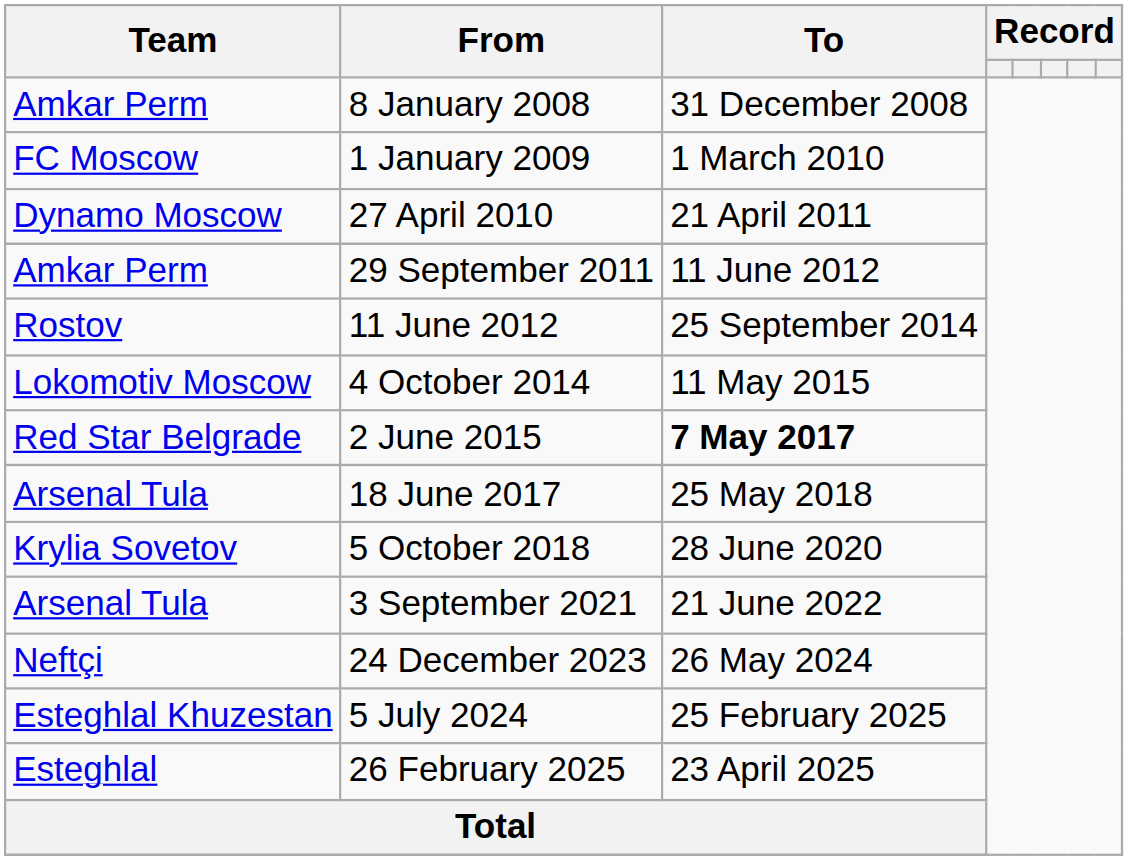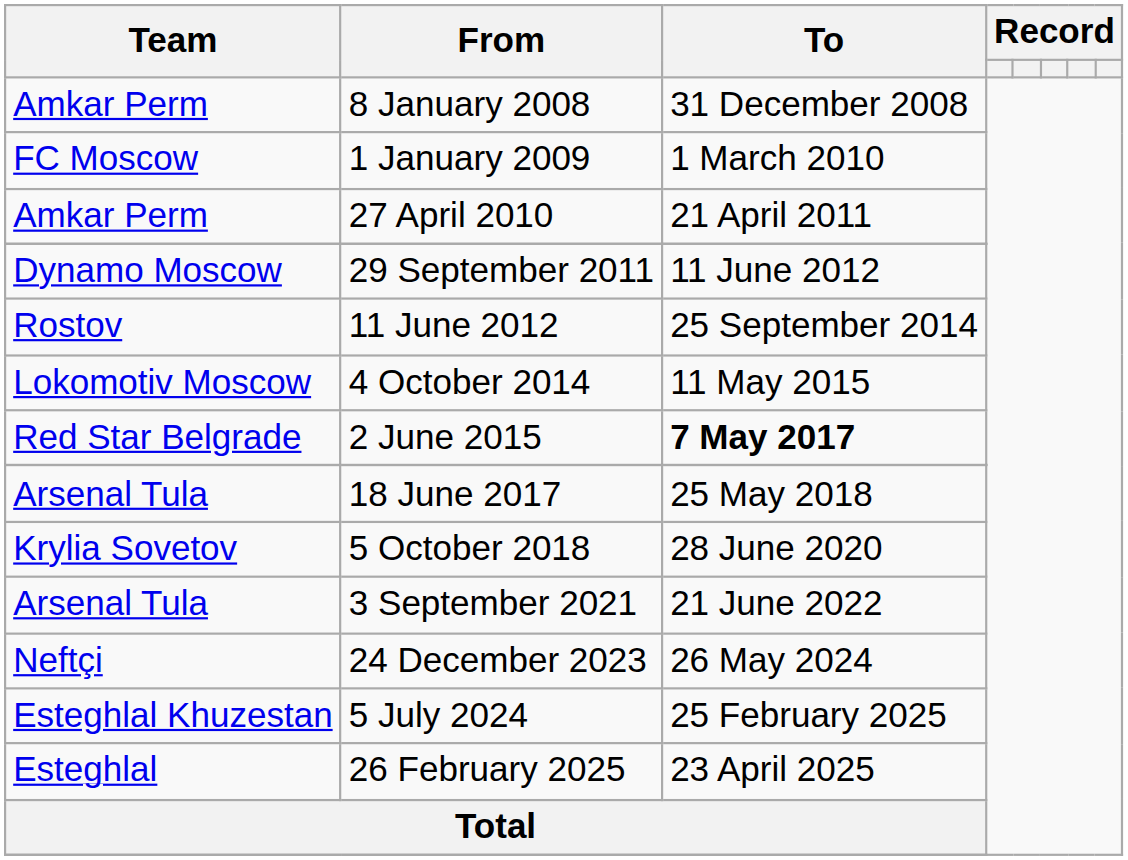(148, 215) Dynamo Moscow -> (111, 215) Amkar Perm
(111, 270) Amkar Perm -> (148, 270) Dynamo Moscow
